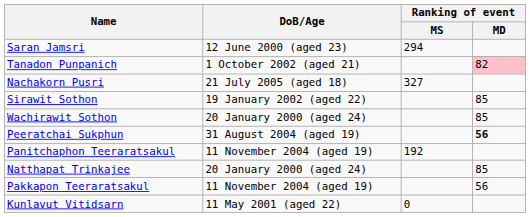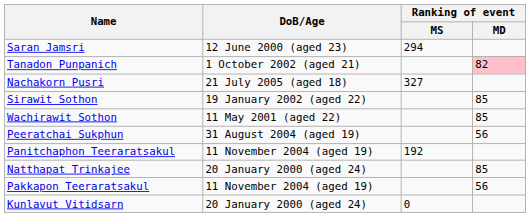(286, 118) 20 January 2000 (aged 24) -> (273, 118) 11 May 2001 (aged 22)
(482, 135) bold -> (482, 135) normal
(273, 204) 11 May 2001 (aged 22) -> (286, 204) 20 January 2000 (aged 24)
